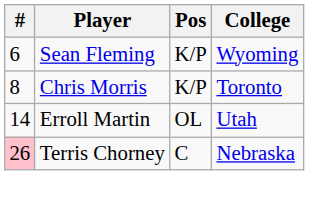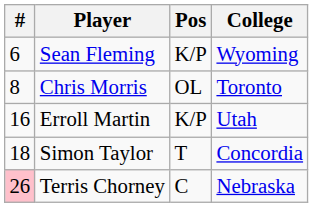(191, 86) K/P -> (188, 86) OL
(20, 119) 14 -> (20, 119) 16
(188, 119) OL -> (191, 119) K/P
+ row: (96, 152)
